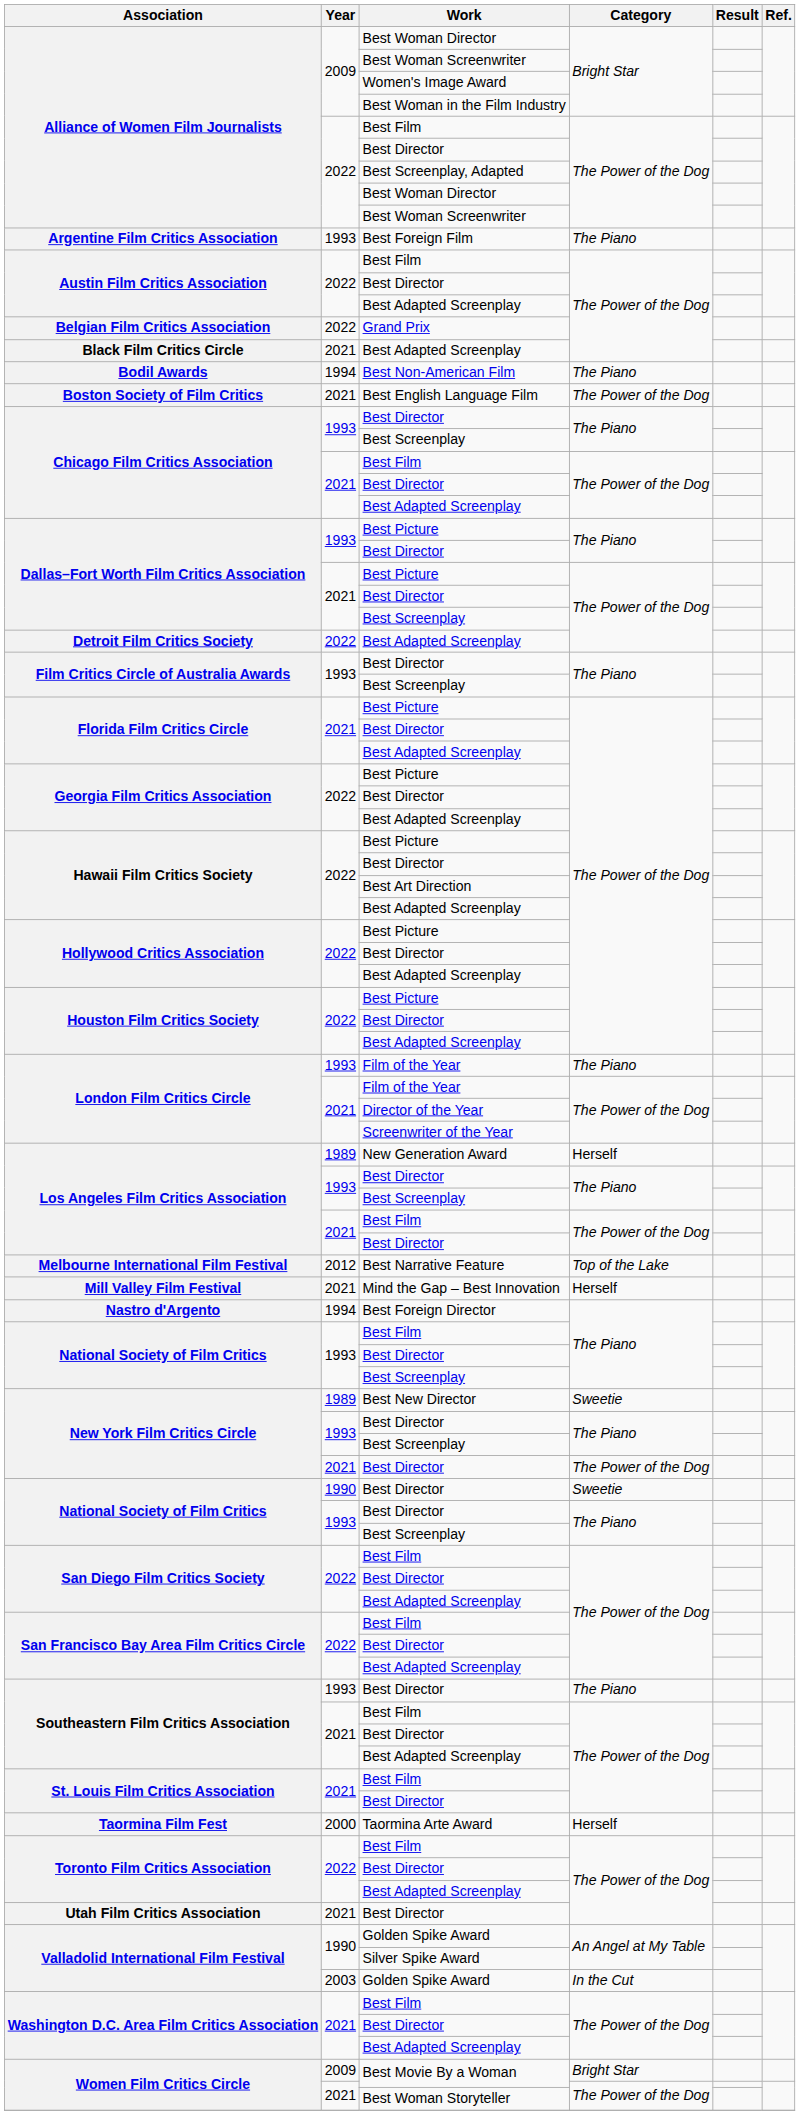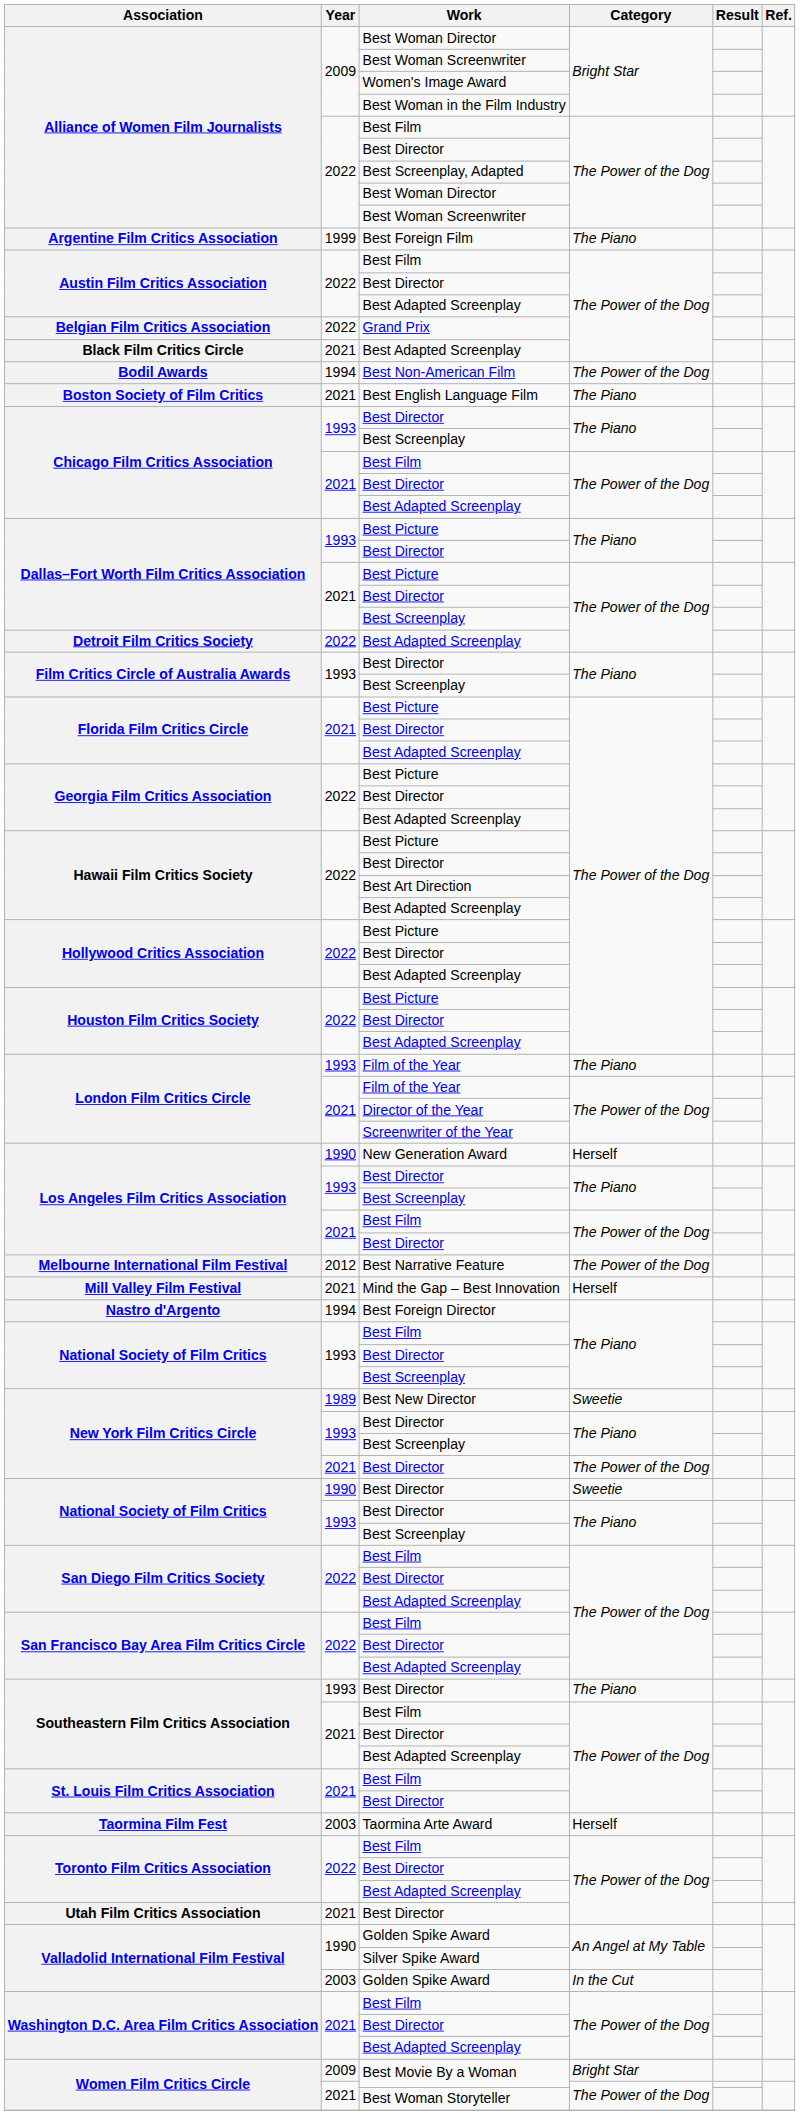(340, 238) 1993 -> (340, 238) 1999
(604, 372) The Piano -> (641, 372) The Power of the Dog
(641, 395) The Power of the Dog -> (604, 395) The Piano
(340, 1154) 1989 -> (340, 1154) 1990
(621, 1266) Top of the Lake -> (641, 1266) The Power of the Dog
(340, 1824) 2000 -> (340, 1824) 2003
